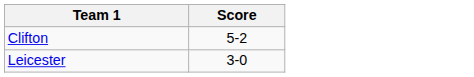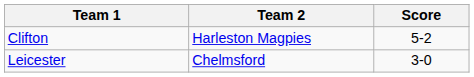+ column: (281, 15)
